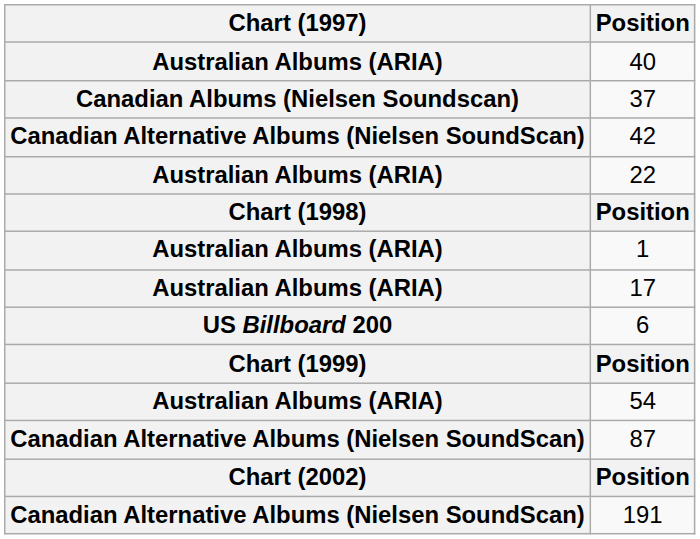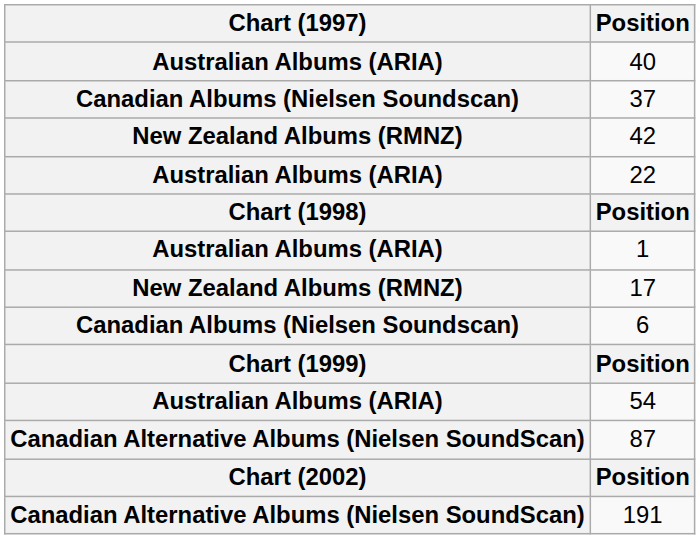(297, 136) Canadian Alternative Albums (Nielsen SoundScan) -> (297, 136) New Zealand Albums (RMNZ)
(297, 288) Australian Albums (ARIA) -> (297, 288) New Zealand Albums (RMNZ)
(297, 325) US Billboard 200 -> (297, 325) Canadian Albums (Nielsen Soundscan)
